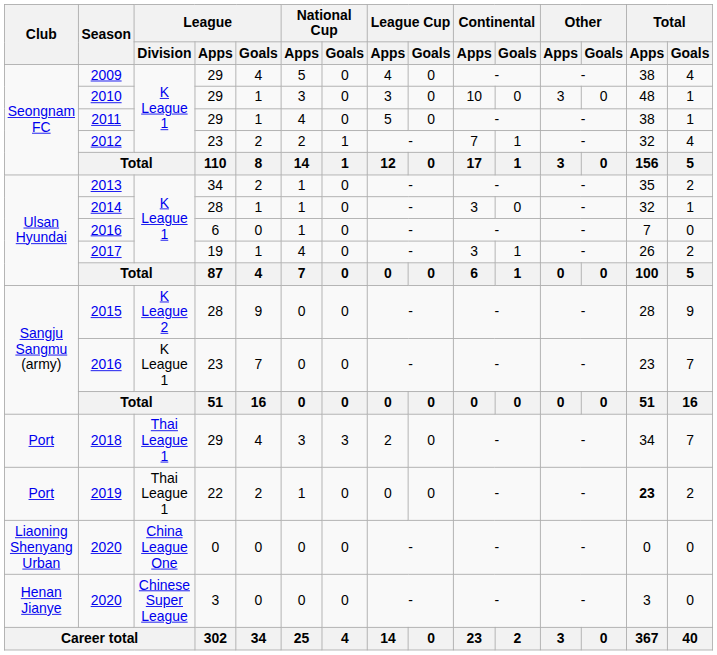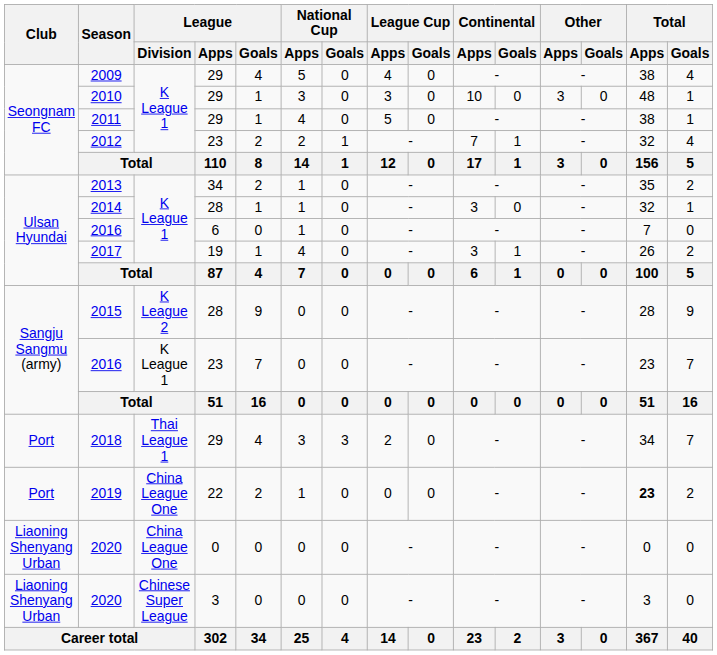(164, 494) Thai League 1 -> (164, 494) China League One
(41, 600) Henan Jianye -> (41, 600) Liaoning Shenyang Urban
